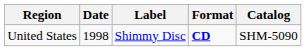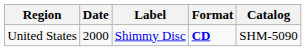(96, 35) 1998 -> (96, 35) 2000
